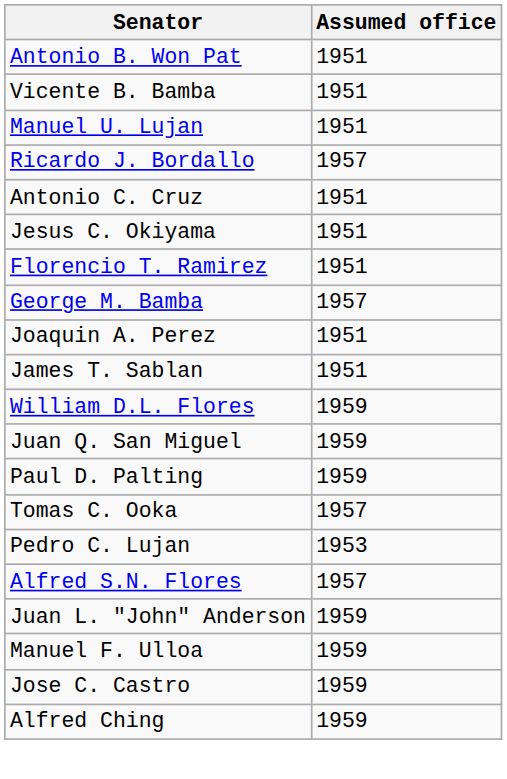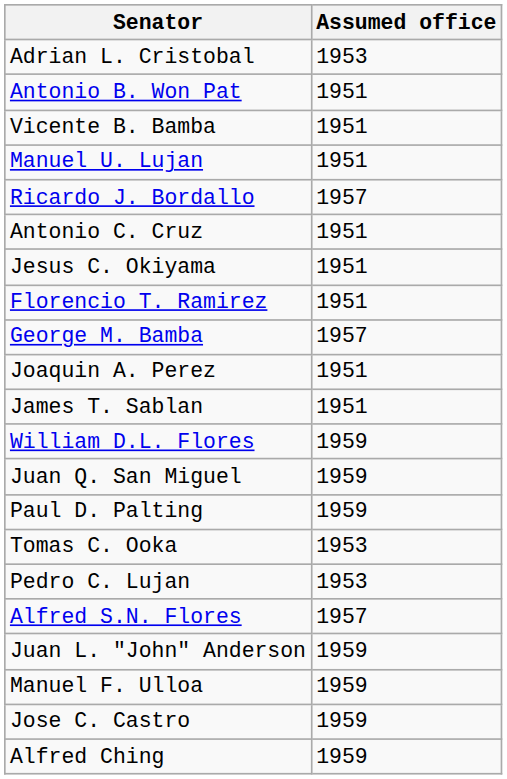+ row: (132, 57)
(342, 512) 1957 -> (342, 547) 1953
